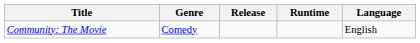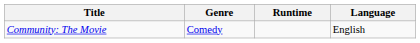- column: (248, 12)
